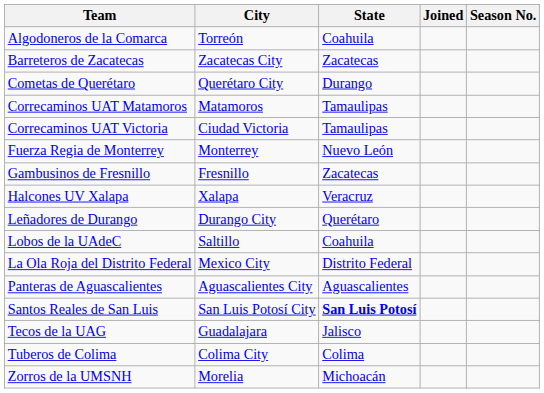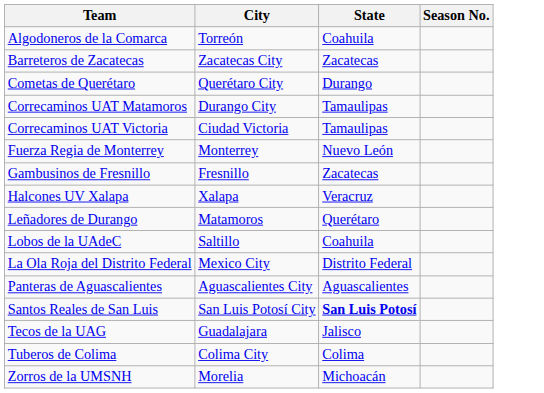- column: (443, 15)
(231, 106) Matamoros -> (237, 106) Durango City
(237, 219) Durango City -> (231, 219) Matamoros
